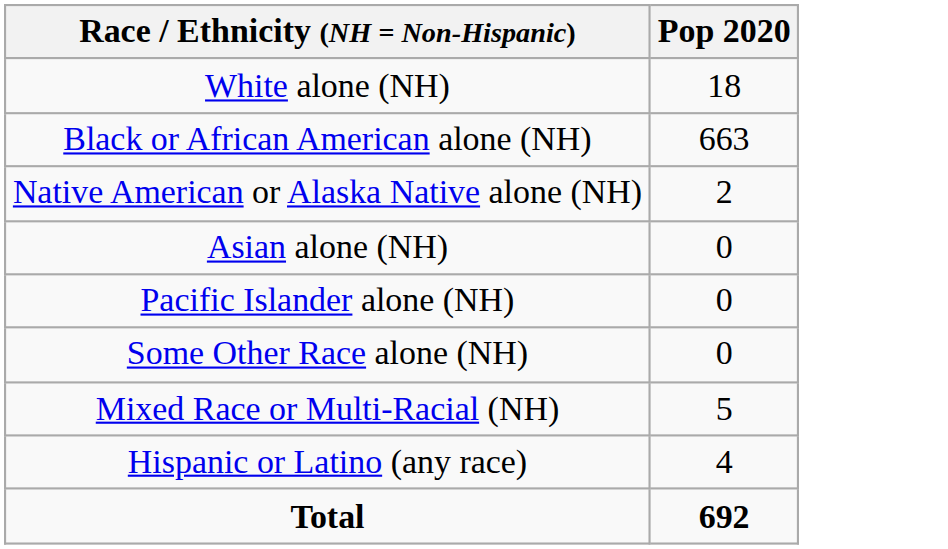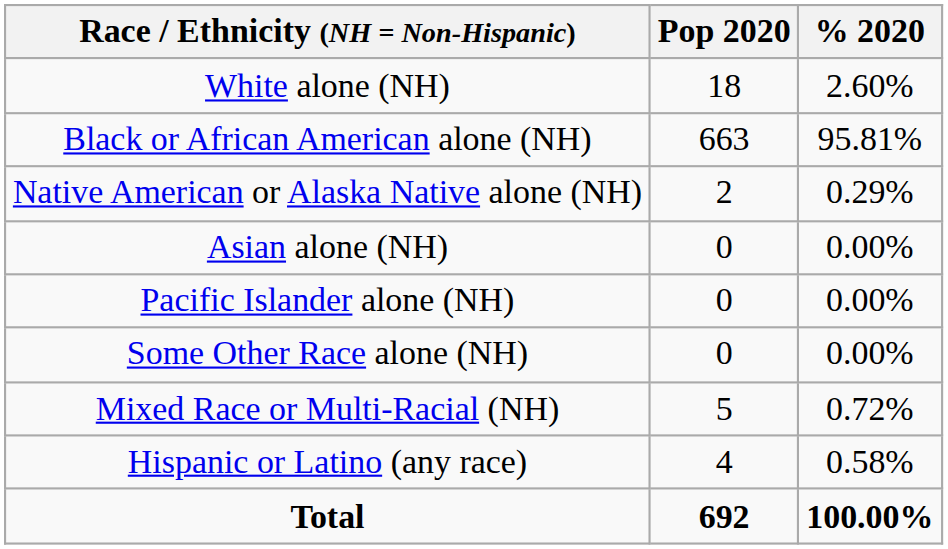+ column: (870, 31)
